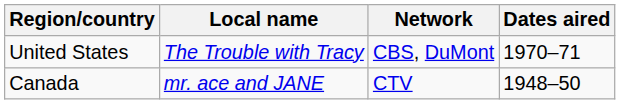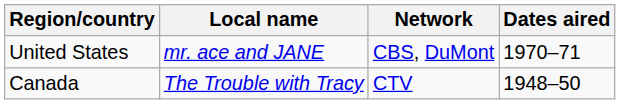(264, 51) The Trouble with Tracy -> (244, 51) mr. ace and JANE
(244, 83) mr. ace and JANE -> (264, 83) The Trouble with Tracy
